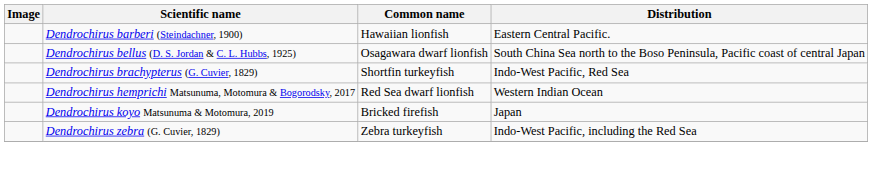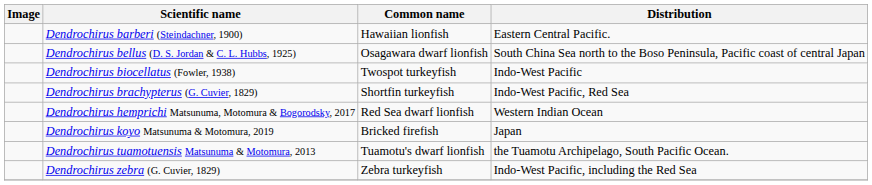+ row: (140, 72)
+ row: (181, 151)
